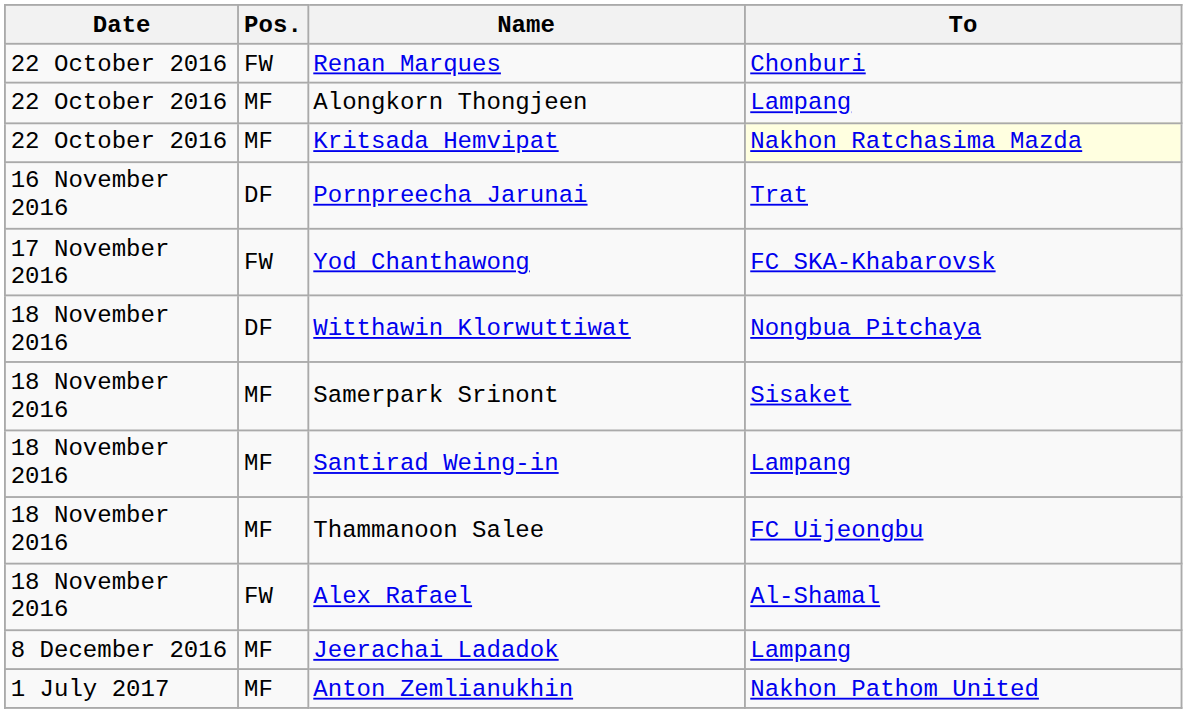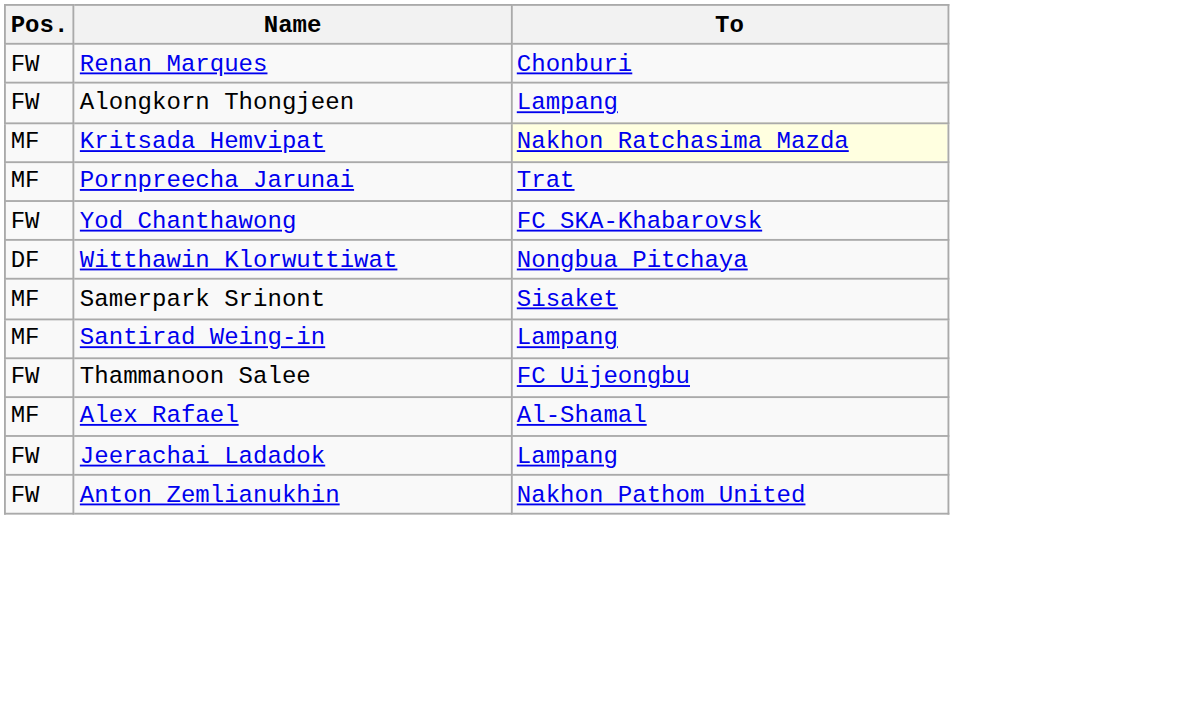- column: (122, 25)
(259, 103) MF -> (25, 103) FW
(259, 195) DF -> (25, 181) MF
(259, 530) MF -> (25, 377) FW
(259, 597) FW -> (25, 416) MF
(259, 650) MF -> (25, 456) FW
(259, 689) MF -> (25, 495) FW
